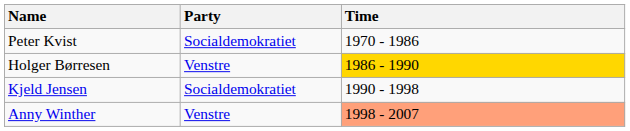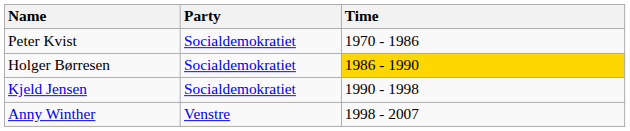(207, 65) Venstre -> (240, 65) Socialdemokratiet
(382, 114) lightsalmon background -> (382, 114) no background
